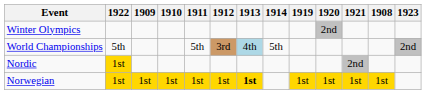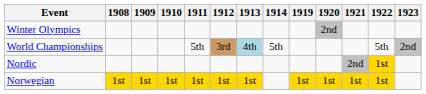columns swapped: (382, 13) <-> (118, 13)
(250, 81) bold -> (250, 81) normal
